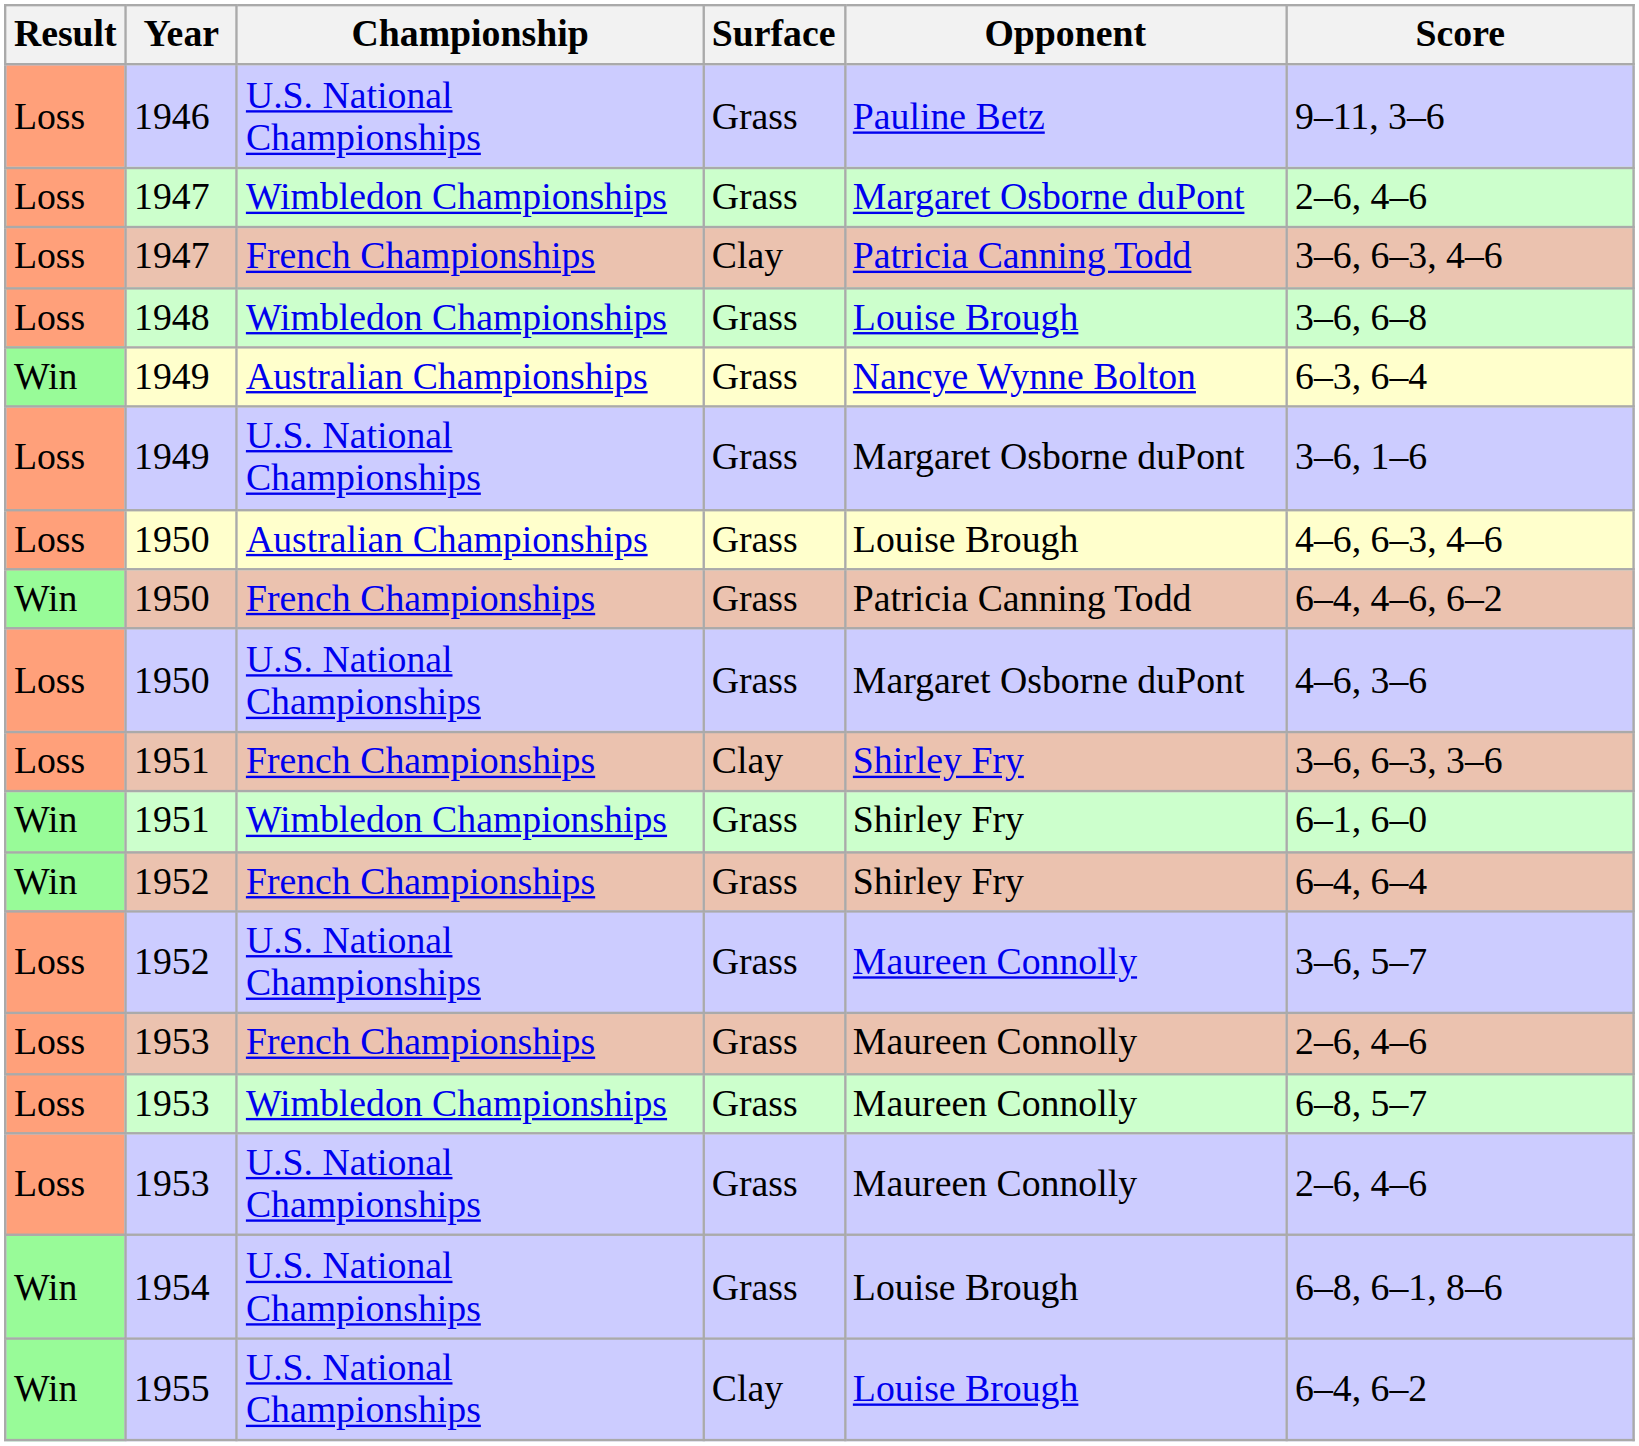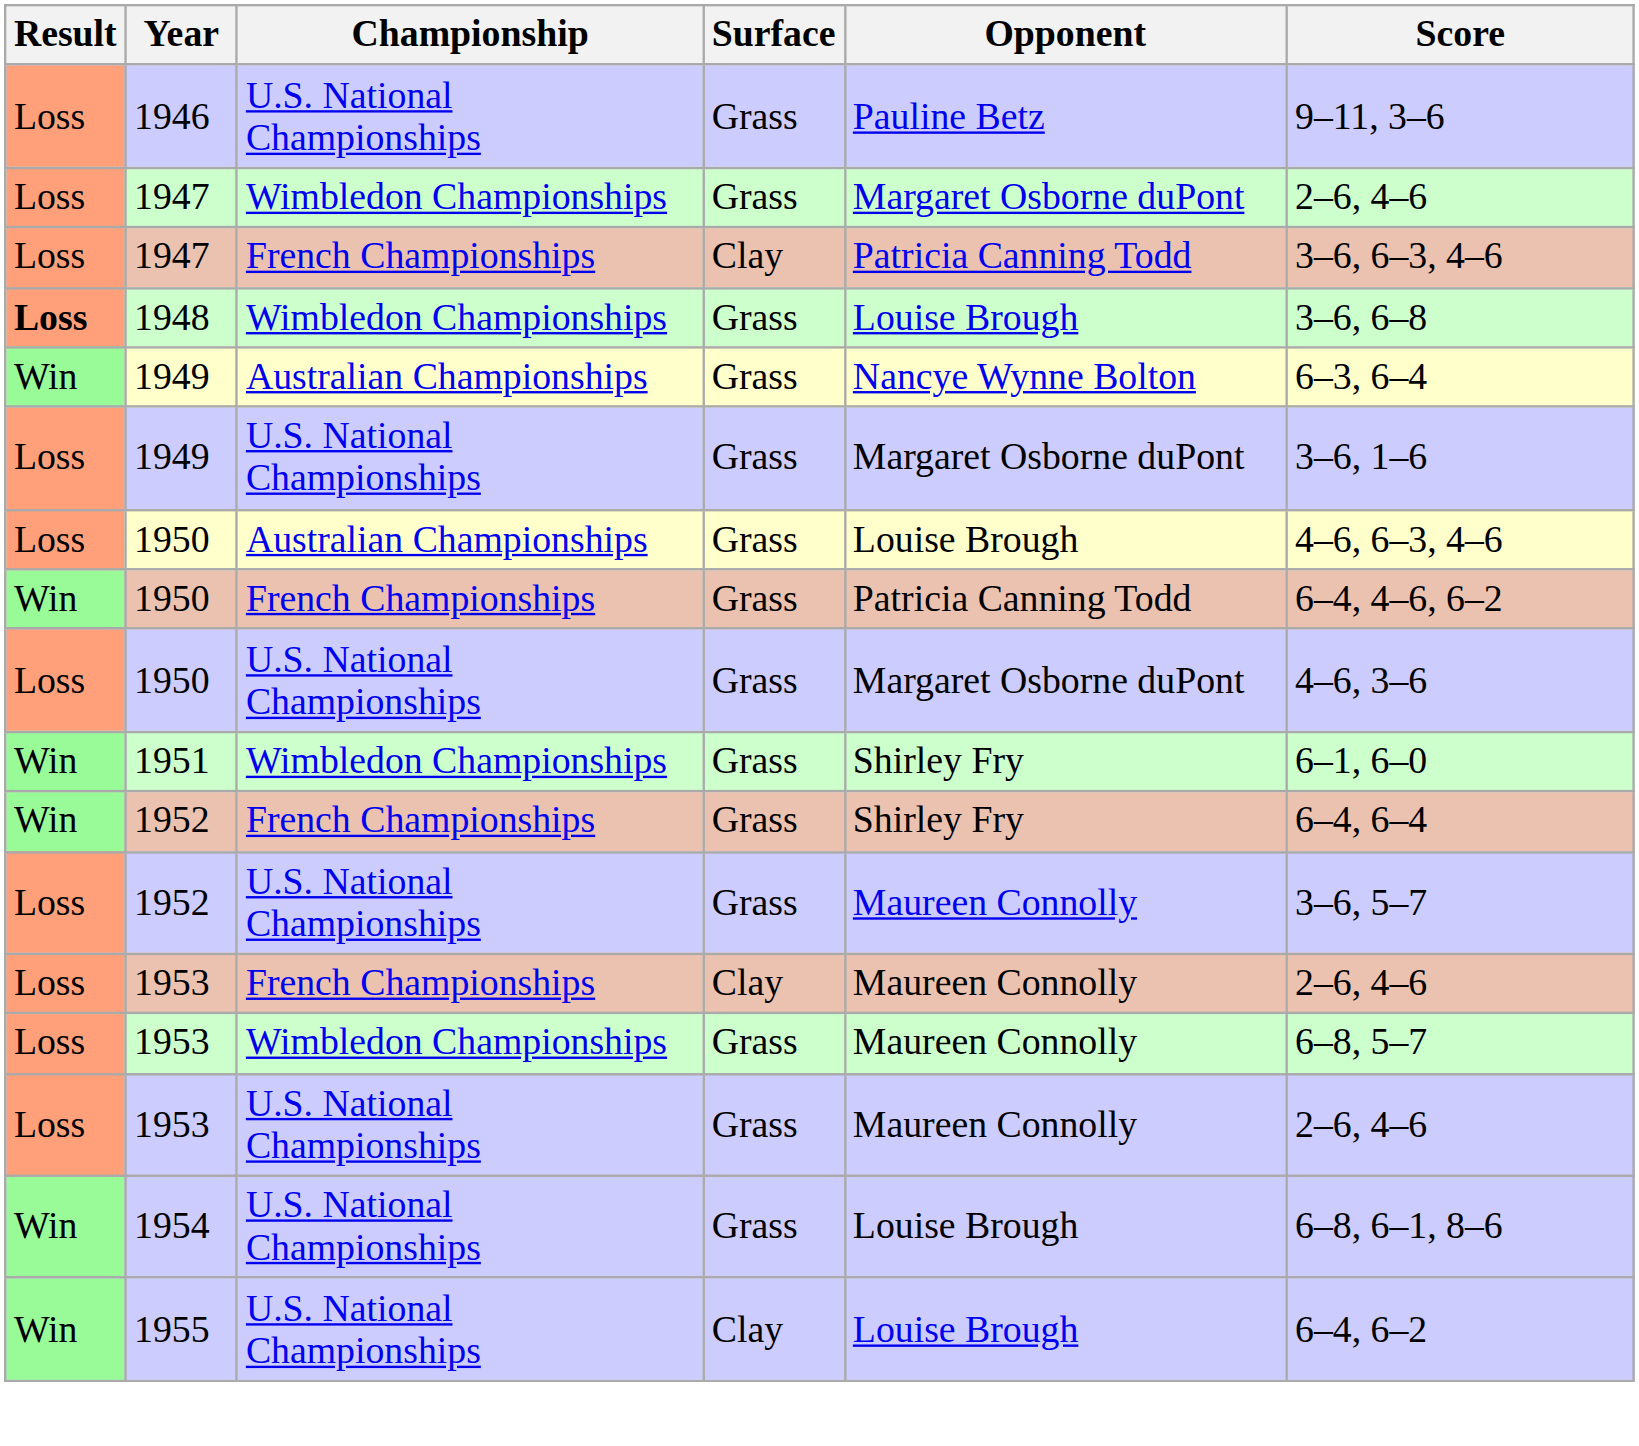(50, 316) normal -> (51, 316) bold
- row: (172, 760)
(755, 1042) Grass -> (747, 982) Clay
